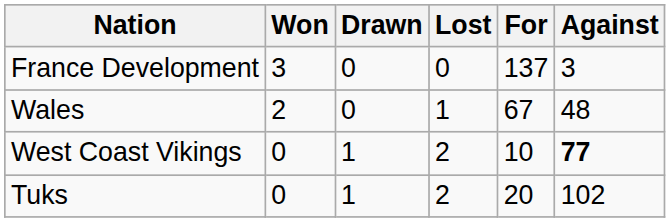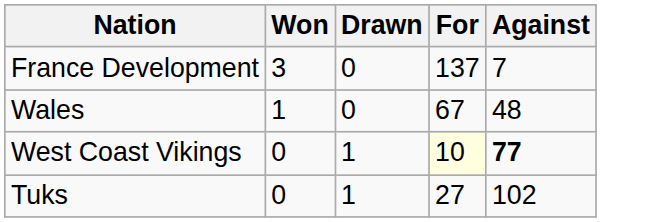- column: (463, 25)
(568, 68) 3 -> (499, 68) 7
(279, 110) 2 -> (279, 110) 1
(519, 152) no background -> (450, 152) lightyellow background
(519, 195) 20 -> (450, 195) 27
